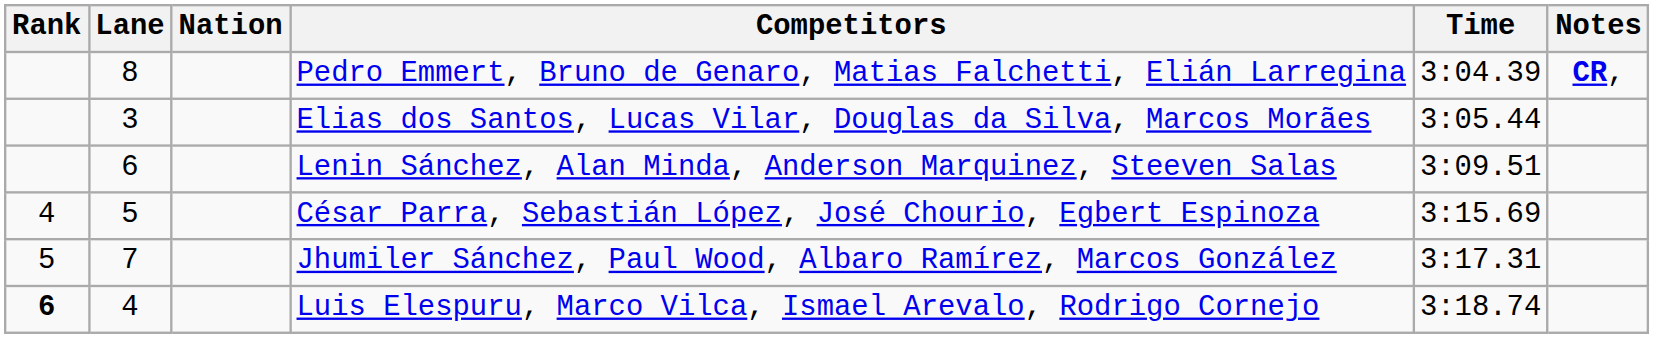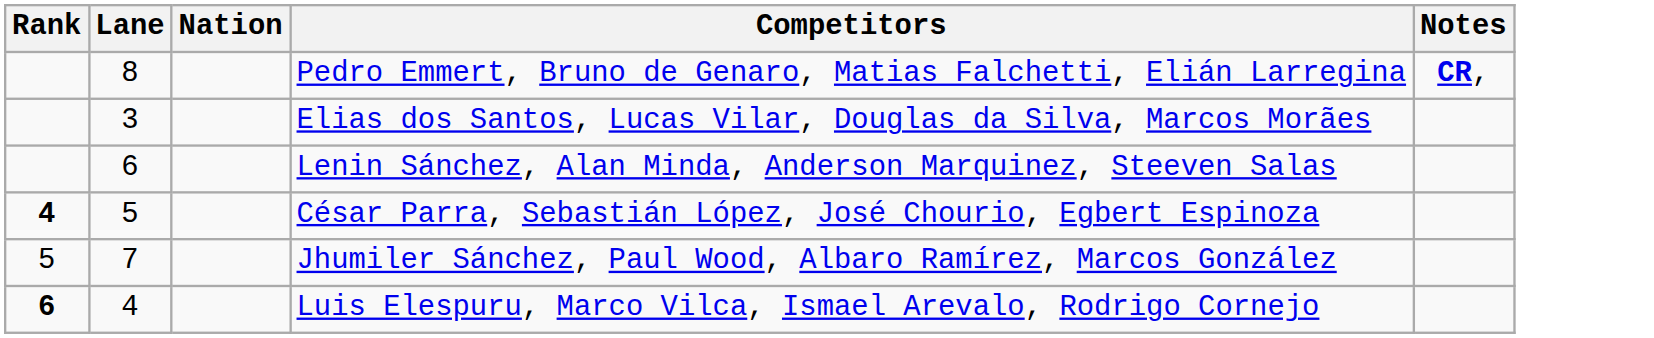- column: (1481, 29)
(47, 215) normal -> (47, 215) bold
